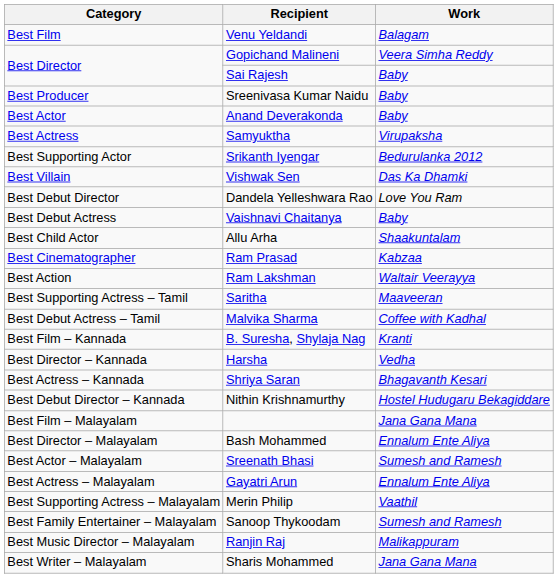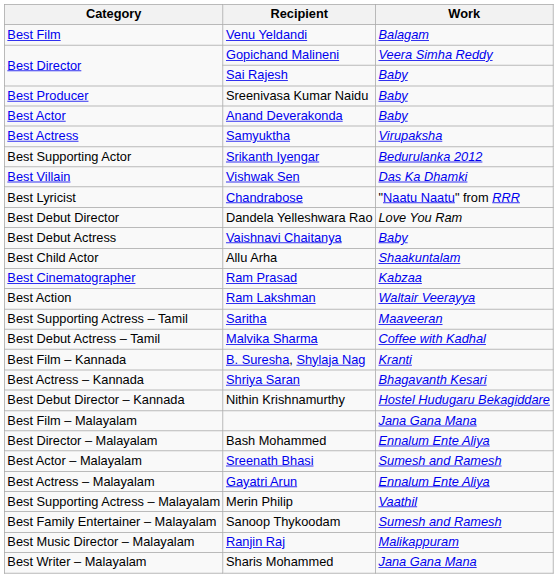+ row: (264, 197)
- row: (247, 359)
